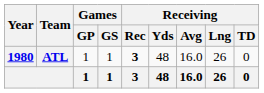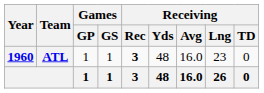(21, 56) 1980 -> (21, 56) 1960
(220, 56) 26 -> (220, 56) 23
